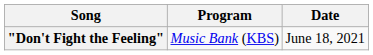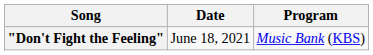columns swapped: (225, 15) <-> (325, 15)
